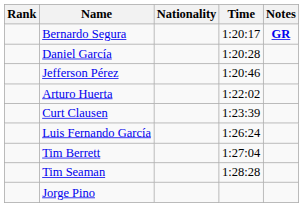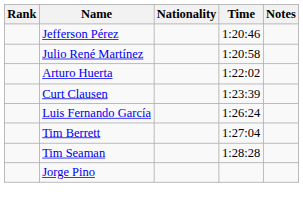- row: (84, 34)
- row: (77, 53)
+ row: (93, 53)
